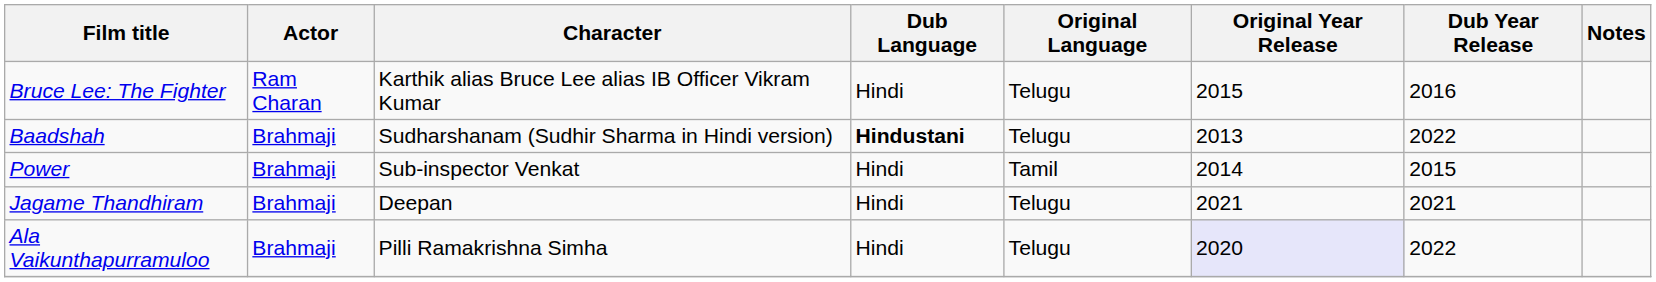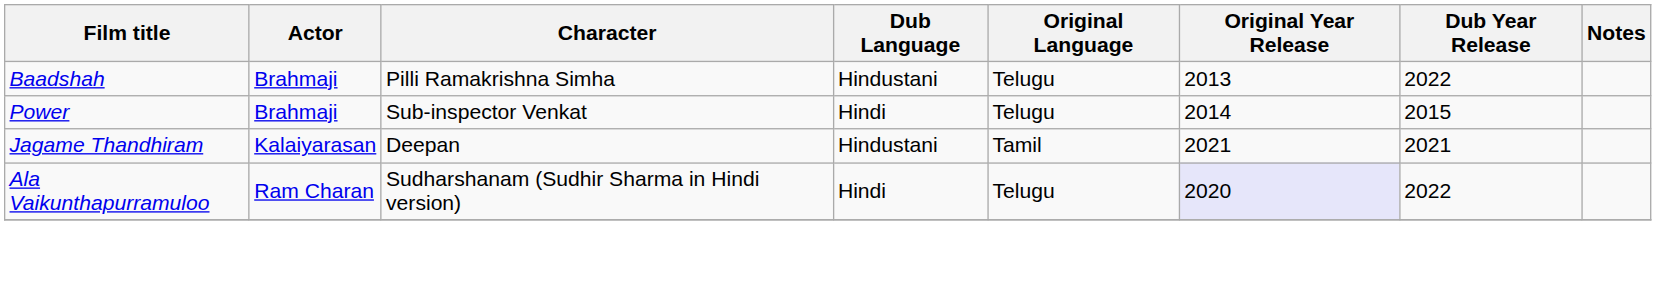- row: (118, 90)
(606, 135) Sudharshanam (Sudhir Sharma in Hindi version) -> (500, 78) Pilli Ramakrishna Simha
(910, 135) bold -> (888, 78) normal
(1033, 169) Tamil -> (1024, 111) Telugu
(294, 202) Brahmaji -> (315, 145) Kalaiyarasan
(880, 202) Hindi -> (888, 145) Hindustani
(1040, 202) Telugu -> (1017, 145) Tamil
(294, 248) Brahmaji -> (314, 190) Ram Charan
(493, 248) Pilli Ramakrishna Simha -> (573, 190) Sudharshanam (Sudhir Sharma in Hindi version)
